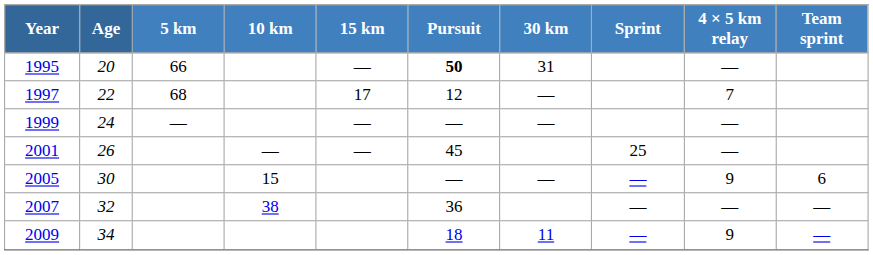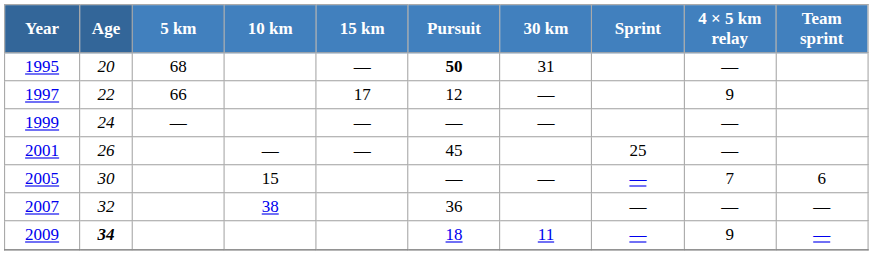(178, 66) 66 -> (178, 66) 68
(178, 95) 68 -> (178, 95) 66
(730, 95) 7 -> (730, 95) 9
(730, 179) 9 -> (730, 179) 7
(106, 235) normal -> (106, 235) bold
